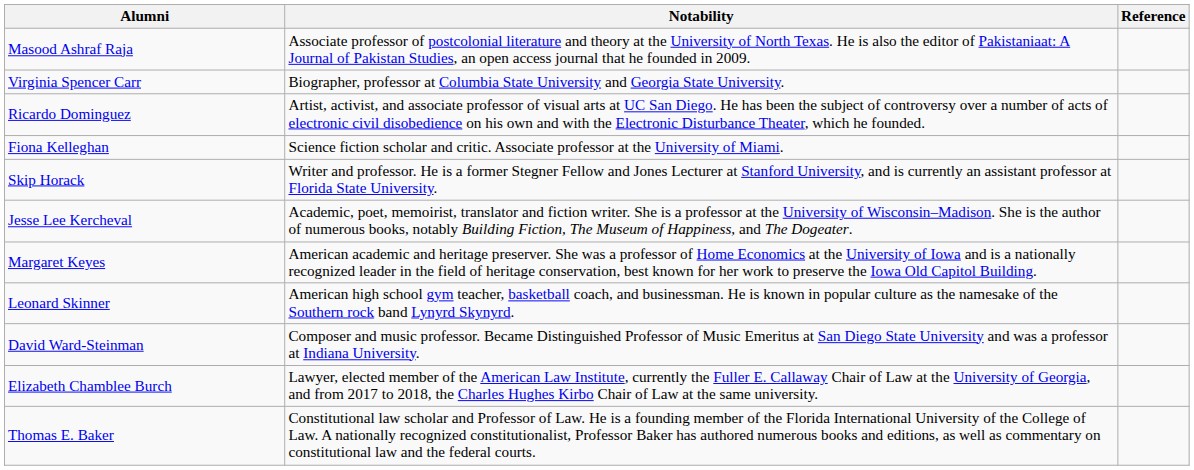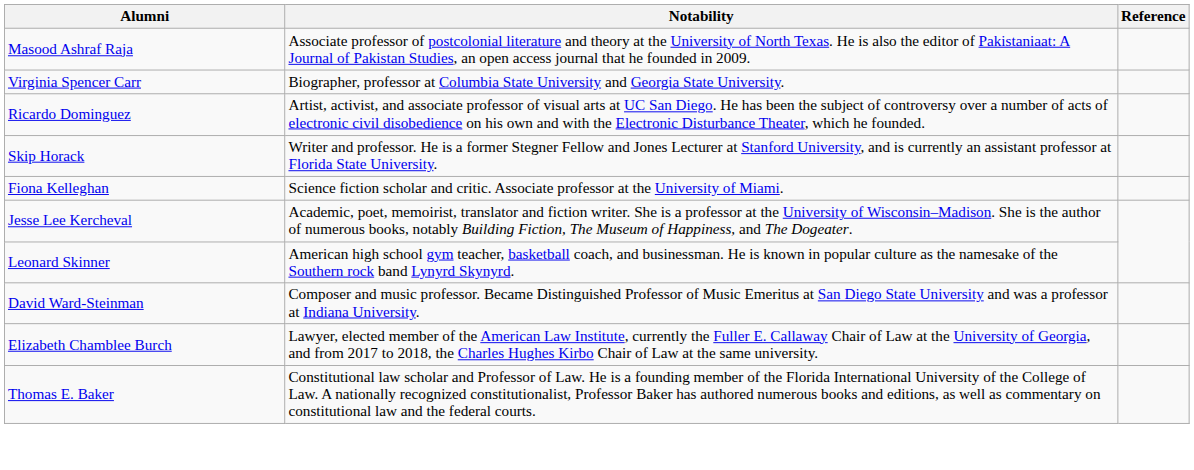rows swapped: (46, 179) <-> (58, 147)
- row: (57, 262)
